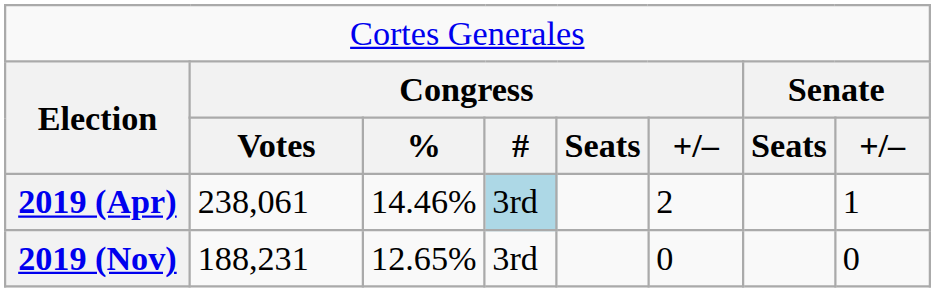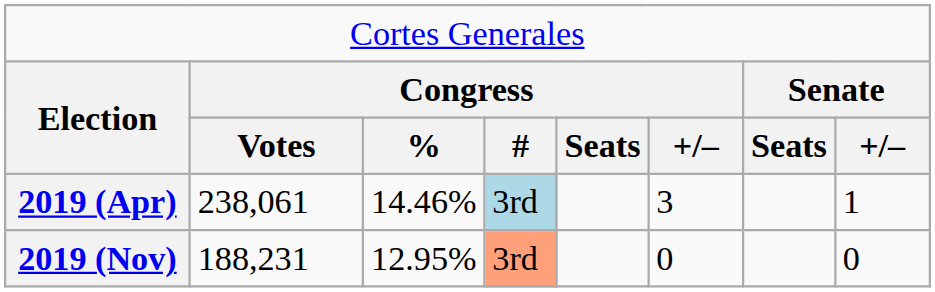(665, 202) 2 -> (665, 202) 3
(424, 258) 12.65% -> (424, 258) 12.95%
(515, 258) no background -> (515, 258) lightsalmon background
